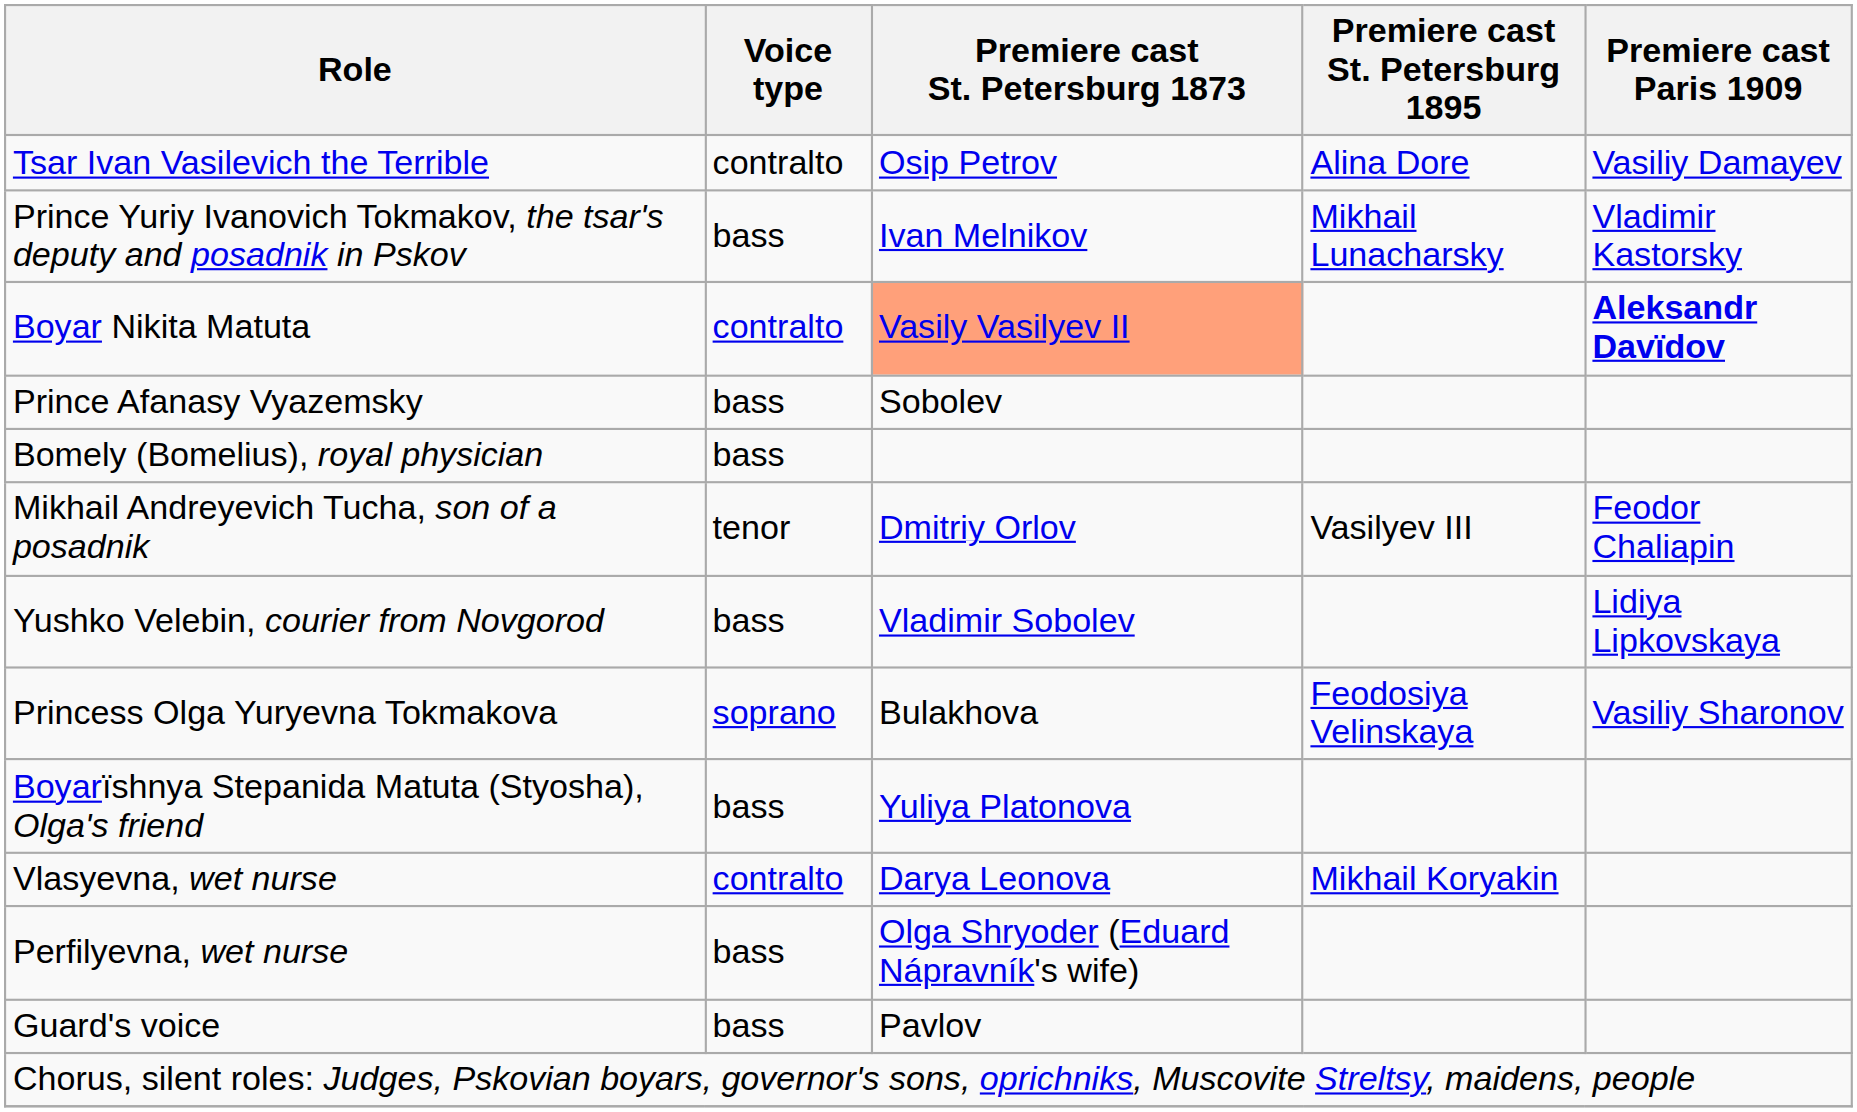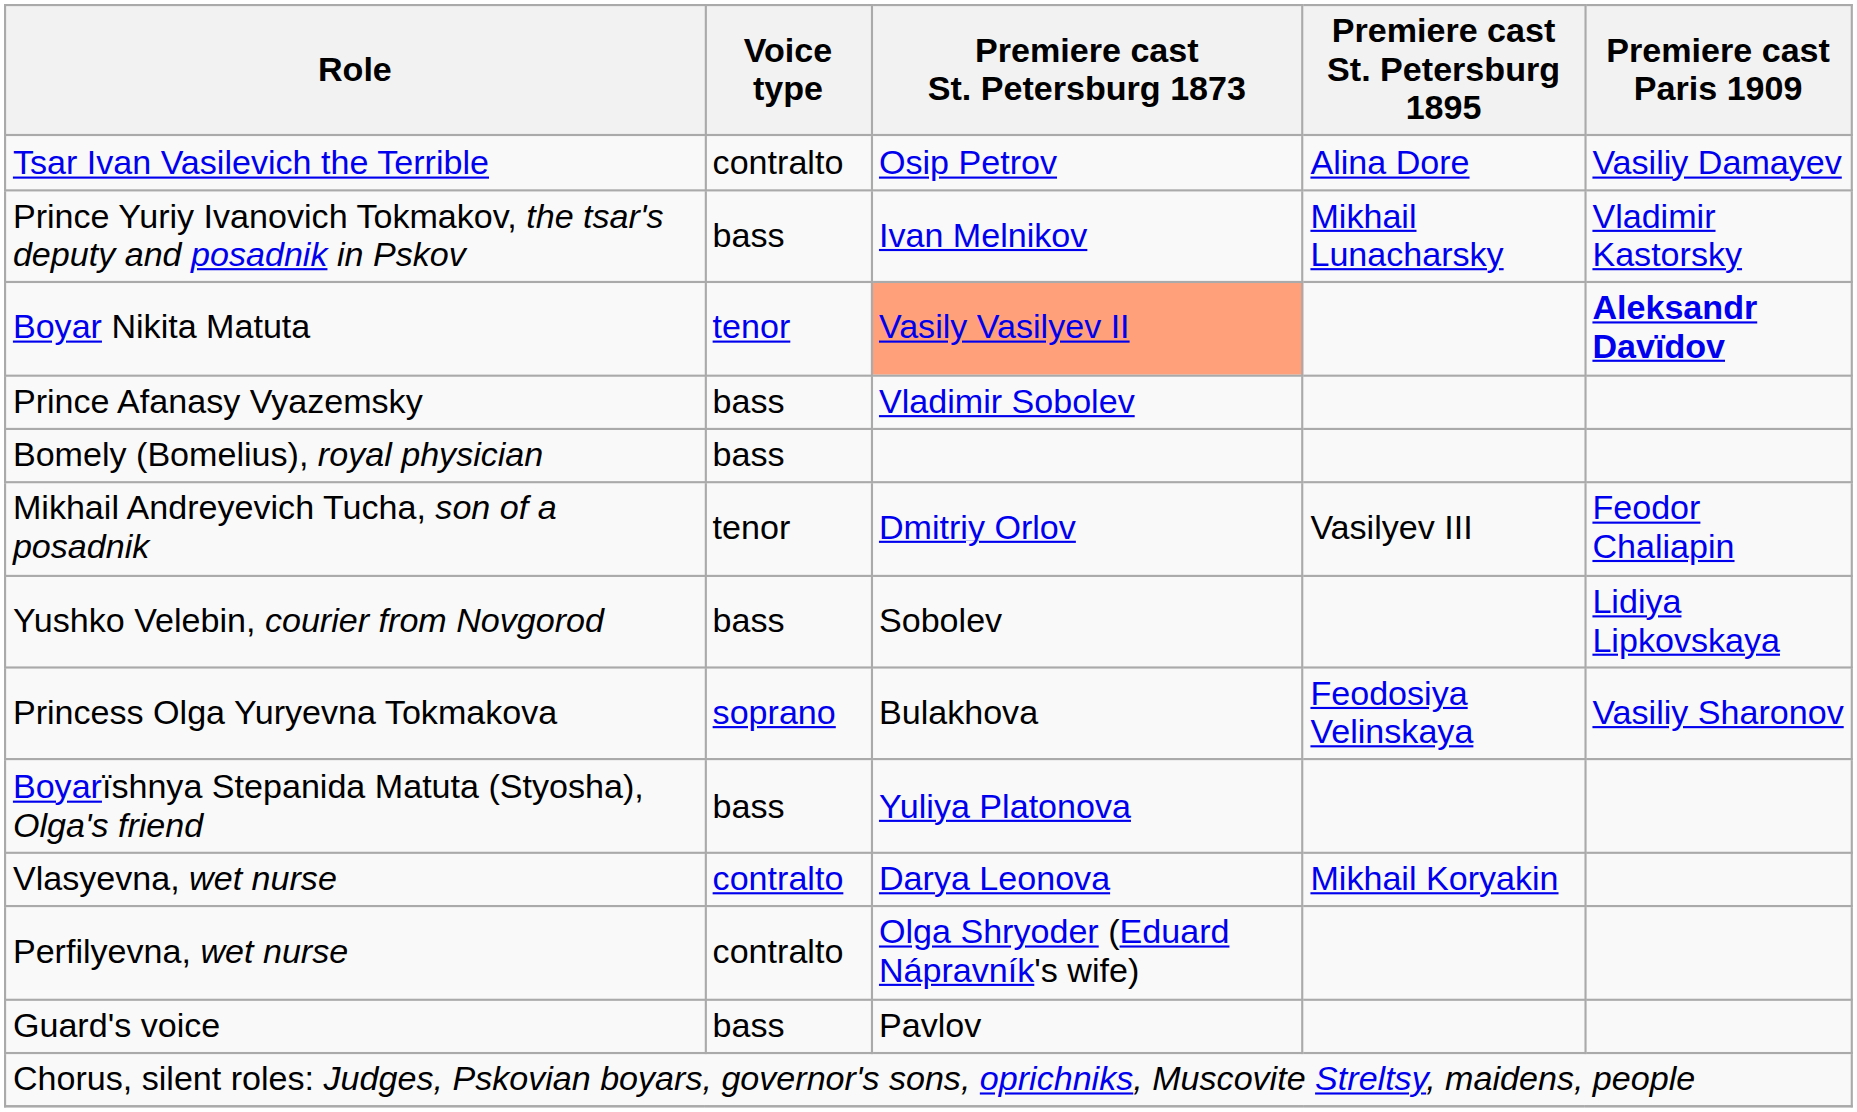(778, 327) contralto -> (751, 327) tenor
(941, 401) Sobolev -> (1007, 401) Vladimir Sobolev
(1007, 620) Vladimir Sobolev -> (941, 620) Sobolev
(749, 951) bass -> (778, 951) contralto
